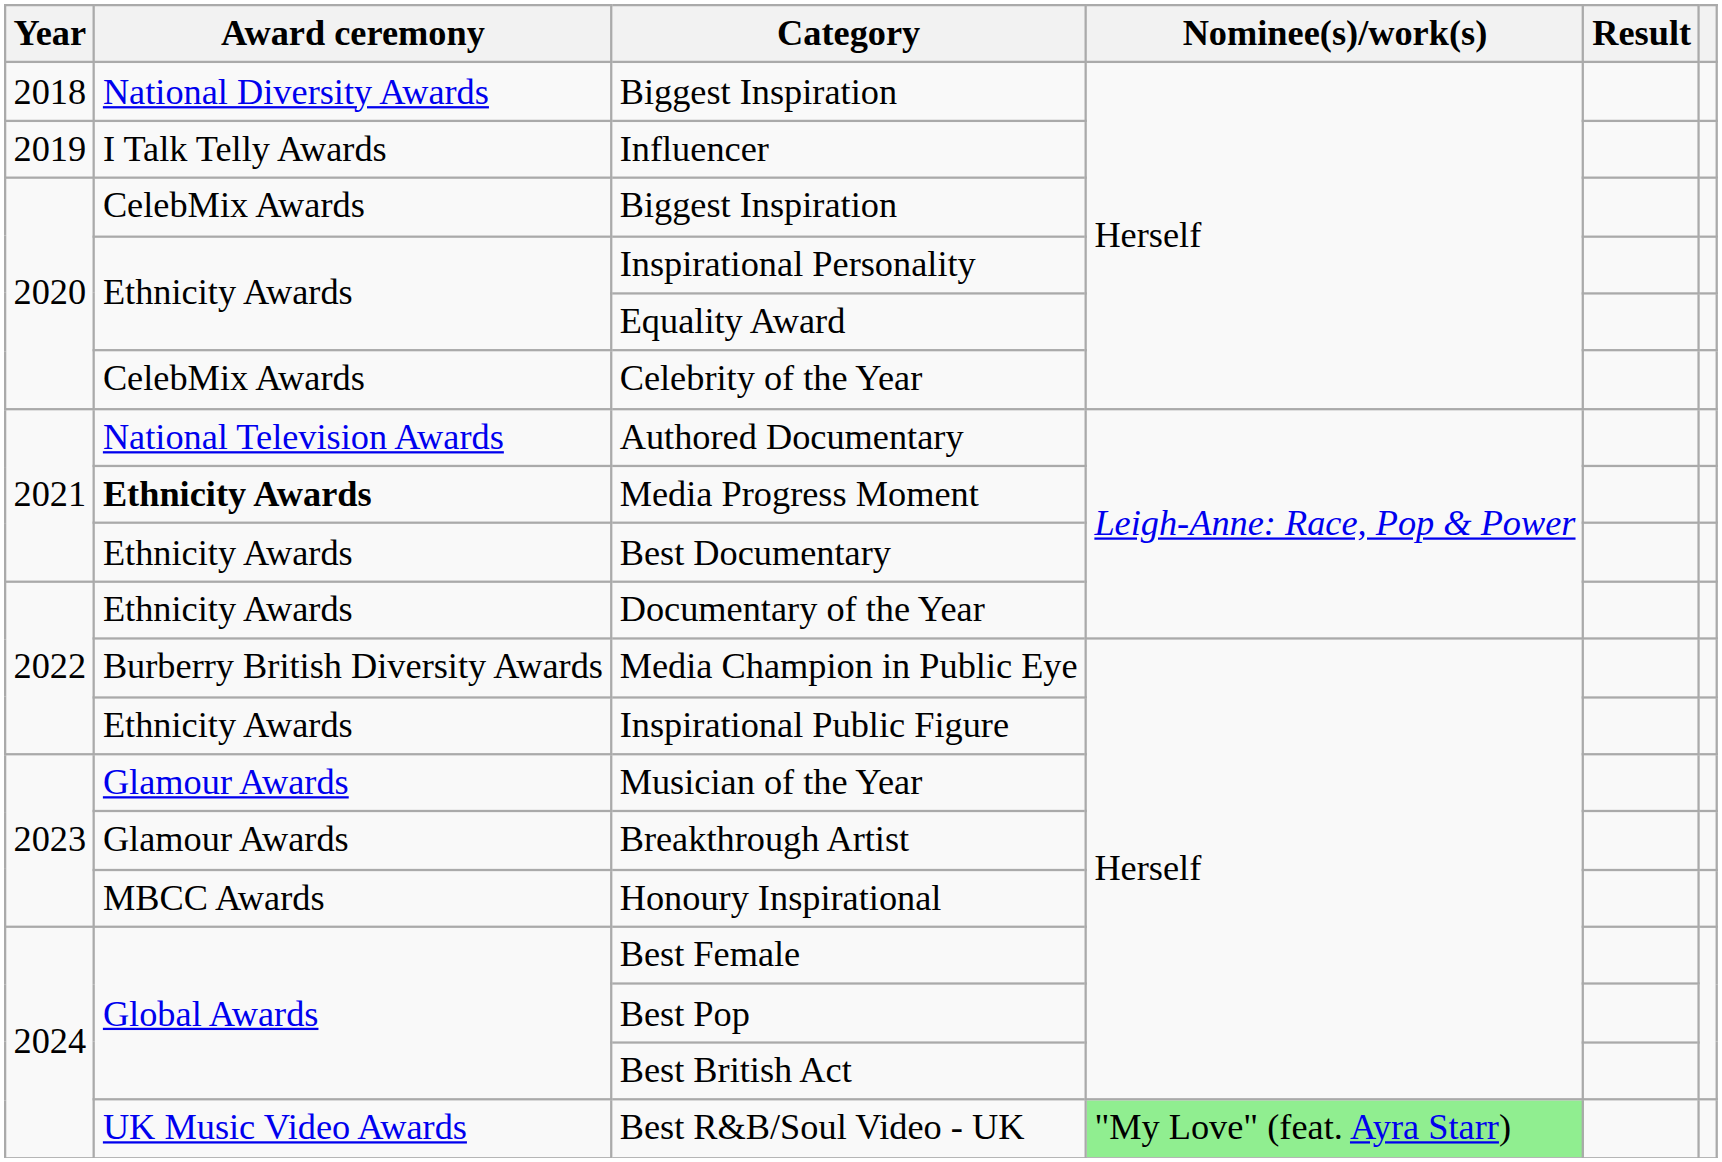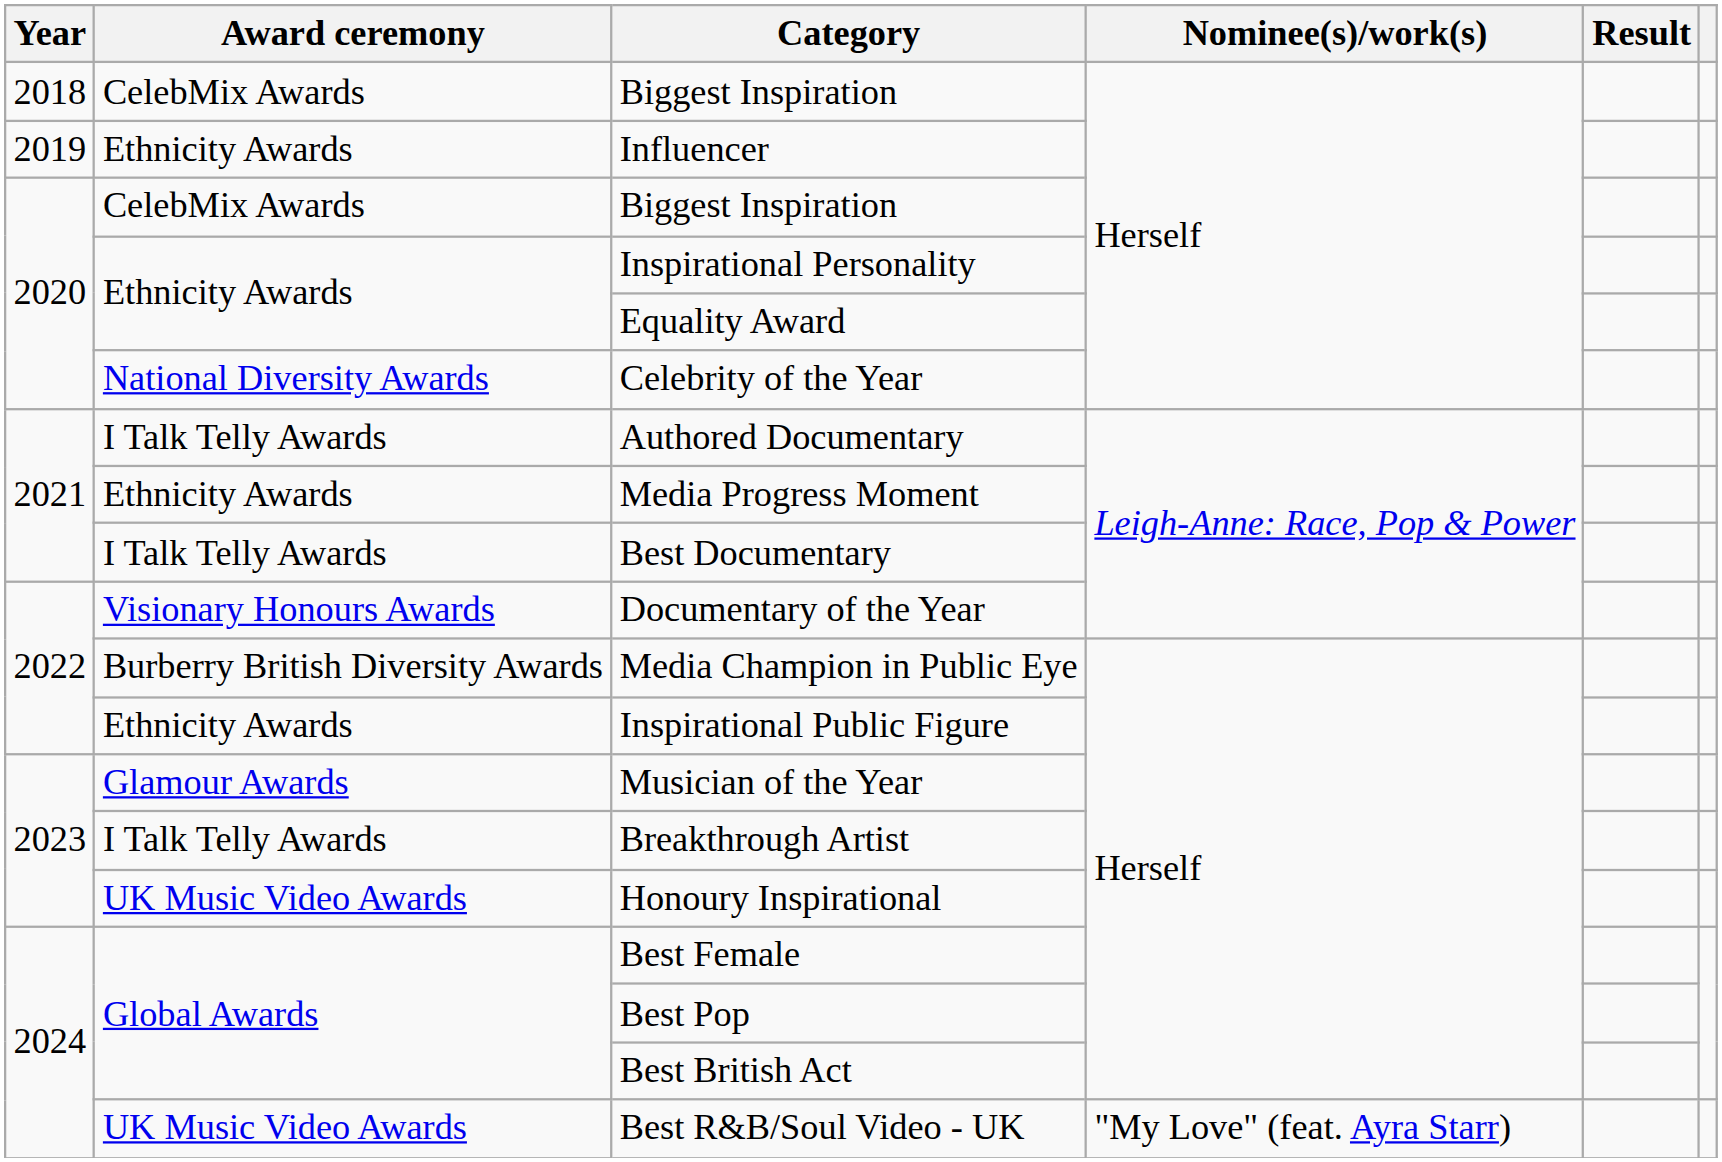(296, 90) National Diversity Awards -> (234, 90) CelebMix Awards
(245, 148) I Talk Telly Awards -> (228, 148) Ethnicity Awards
(234, 378) CelebMix Awards -> (296, 378) National Diversity Awards
(303, 436) National Television Awards -> (245, 436) I Talk Telly Awards
(237, 494) bold -> (228, 494) normal
(228, 551) Ethnicity Awards -> (245, 551) I Talk Telly Awards
(228, 609) Ethnicity Awards -> (299, 609) Visionary Honours Awards
(226, 839) Glamour Awards -> (245, 839) I Talk Telly Awards
(214, 897) MBCC Awards -> (285, 897) UK Music Video Awards
(1303, 1127) lightgreen background -> (1303, 1127) no background
